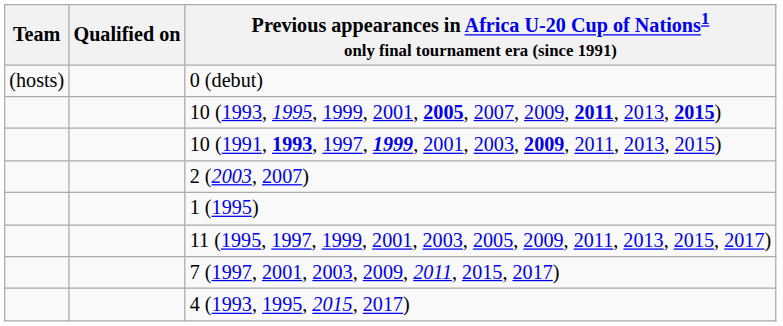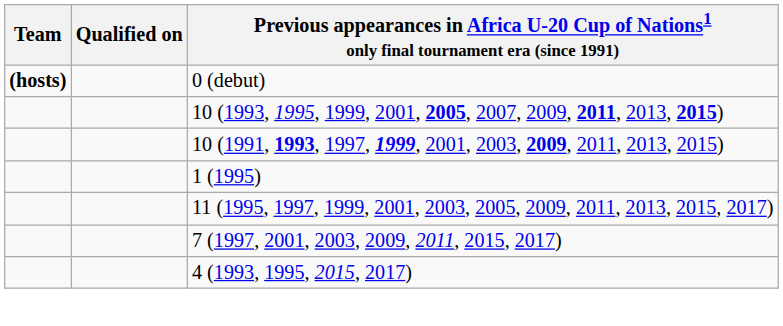(37, 80) normal -> (38, 80) bold
- row: (249, 176)
